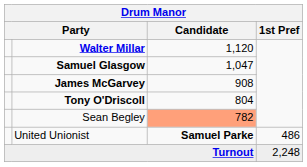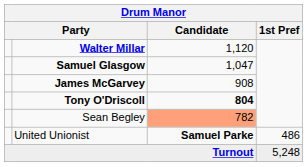(244, 100) normal -> (244, 100) bold
(286, 153) 2,248 -> (286, 153) 5,248
